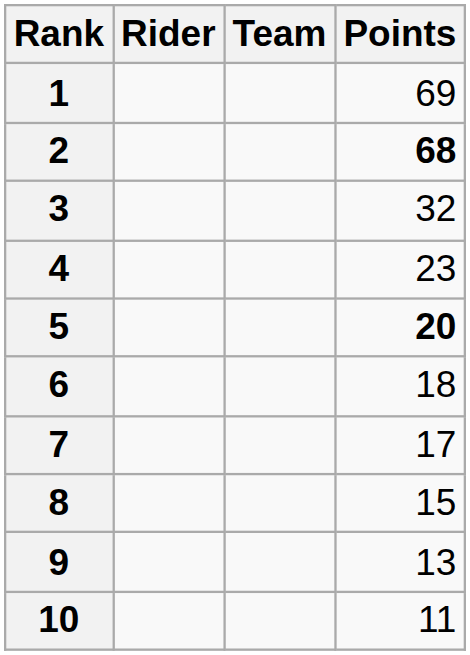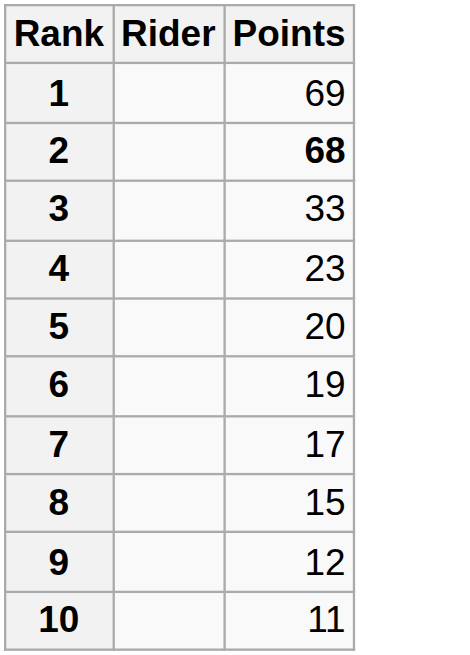- column: (280, 33)
(436, 209) 32 -> (325, 209) 33
(436, 326) bold -> (325, 326) normal
(436, 385) 18 -> (325, 385) 19
(436, 561) 13 -> (325, 561) 12
